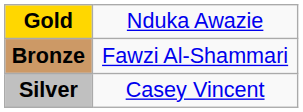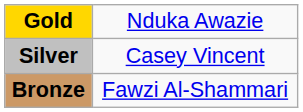rows swapped: (48, 90) <-> (48, 55)
